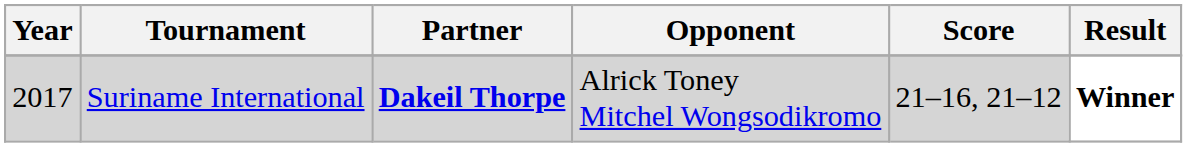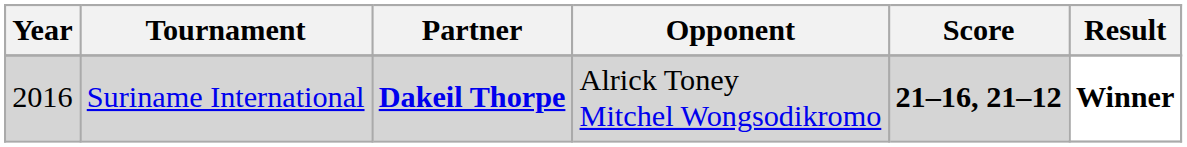(42, 97) 2017 -> (42, 97) 2016
(979, 97) normal -> (979, 97) bold
